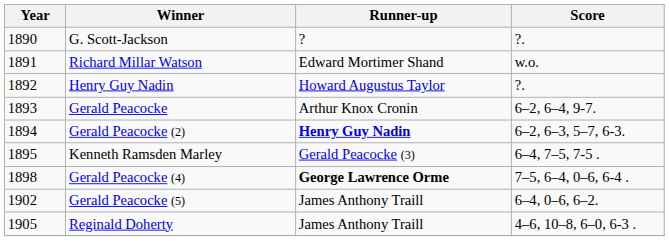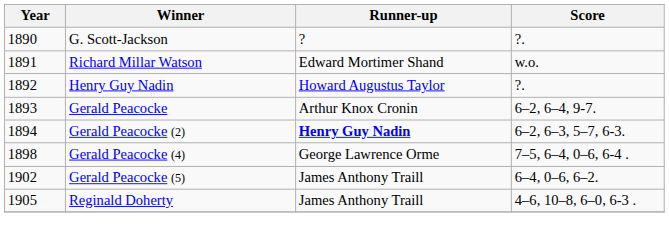- row: (146, 154)
(374, 177) bold -> (369, 154) normal
